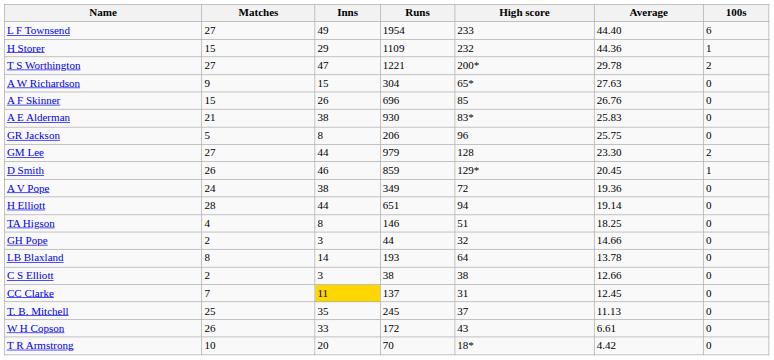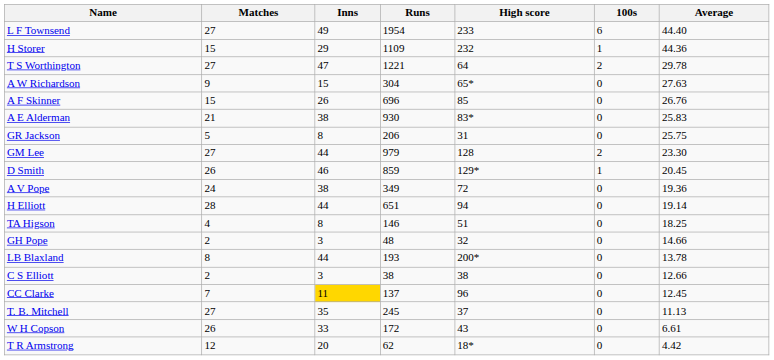columns swapped: (649, 13) <-> (736, 13)
(468, 65) 200* -> (463, 65) 64
(463, 135) 96 -> (463, 135) 31
(388, 240) 44 -> (388, 240) 48
(323, 258) 14 -> (323, 258) 44
(463, 258) 64 -> (468, 258) 200*
(463, 293) 31 -> (463, 293) 96
(210, 310) 25 -> (210, 310) 27
(210, 345) 10 -> (210, 345) 12
(388, 345) 70 -> (388, 345) 62
